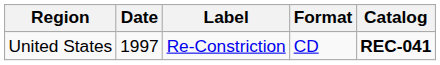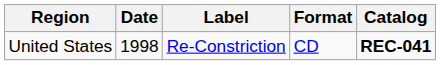(139, 45) 1997 -> (139, 45) 1998
